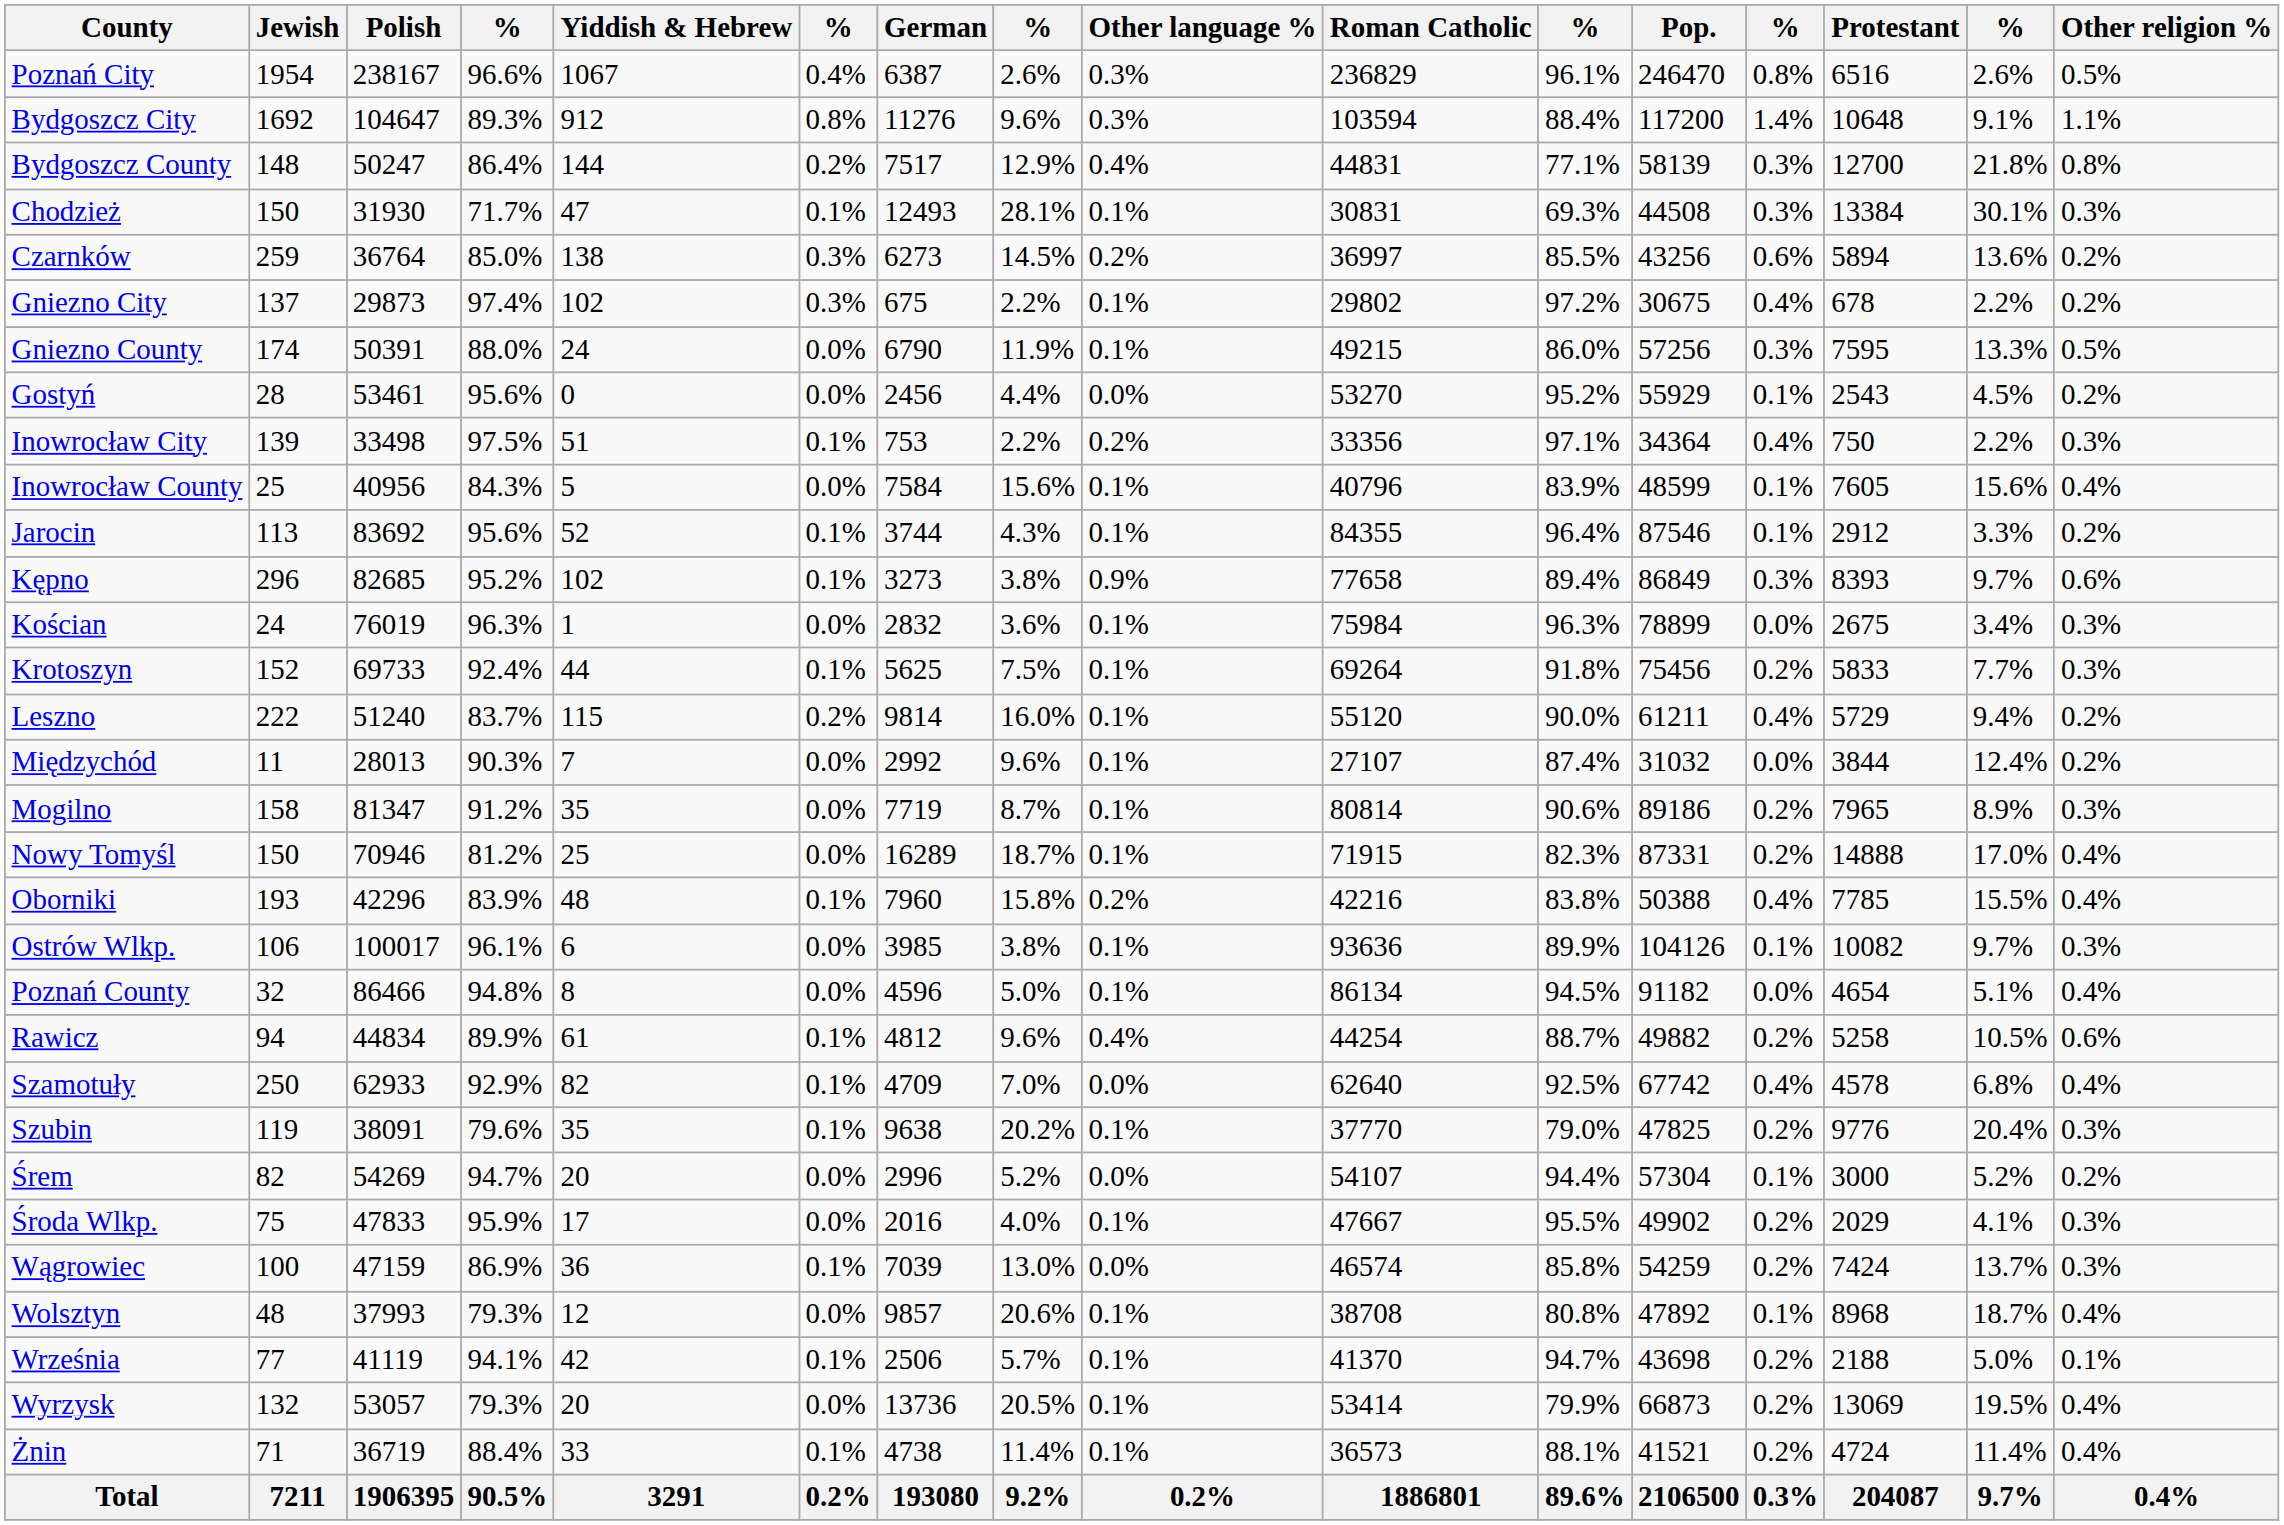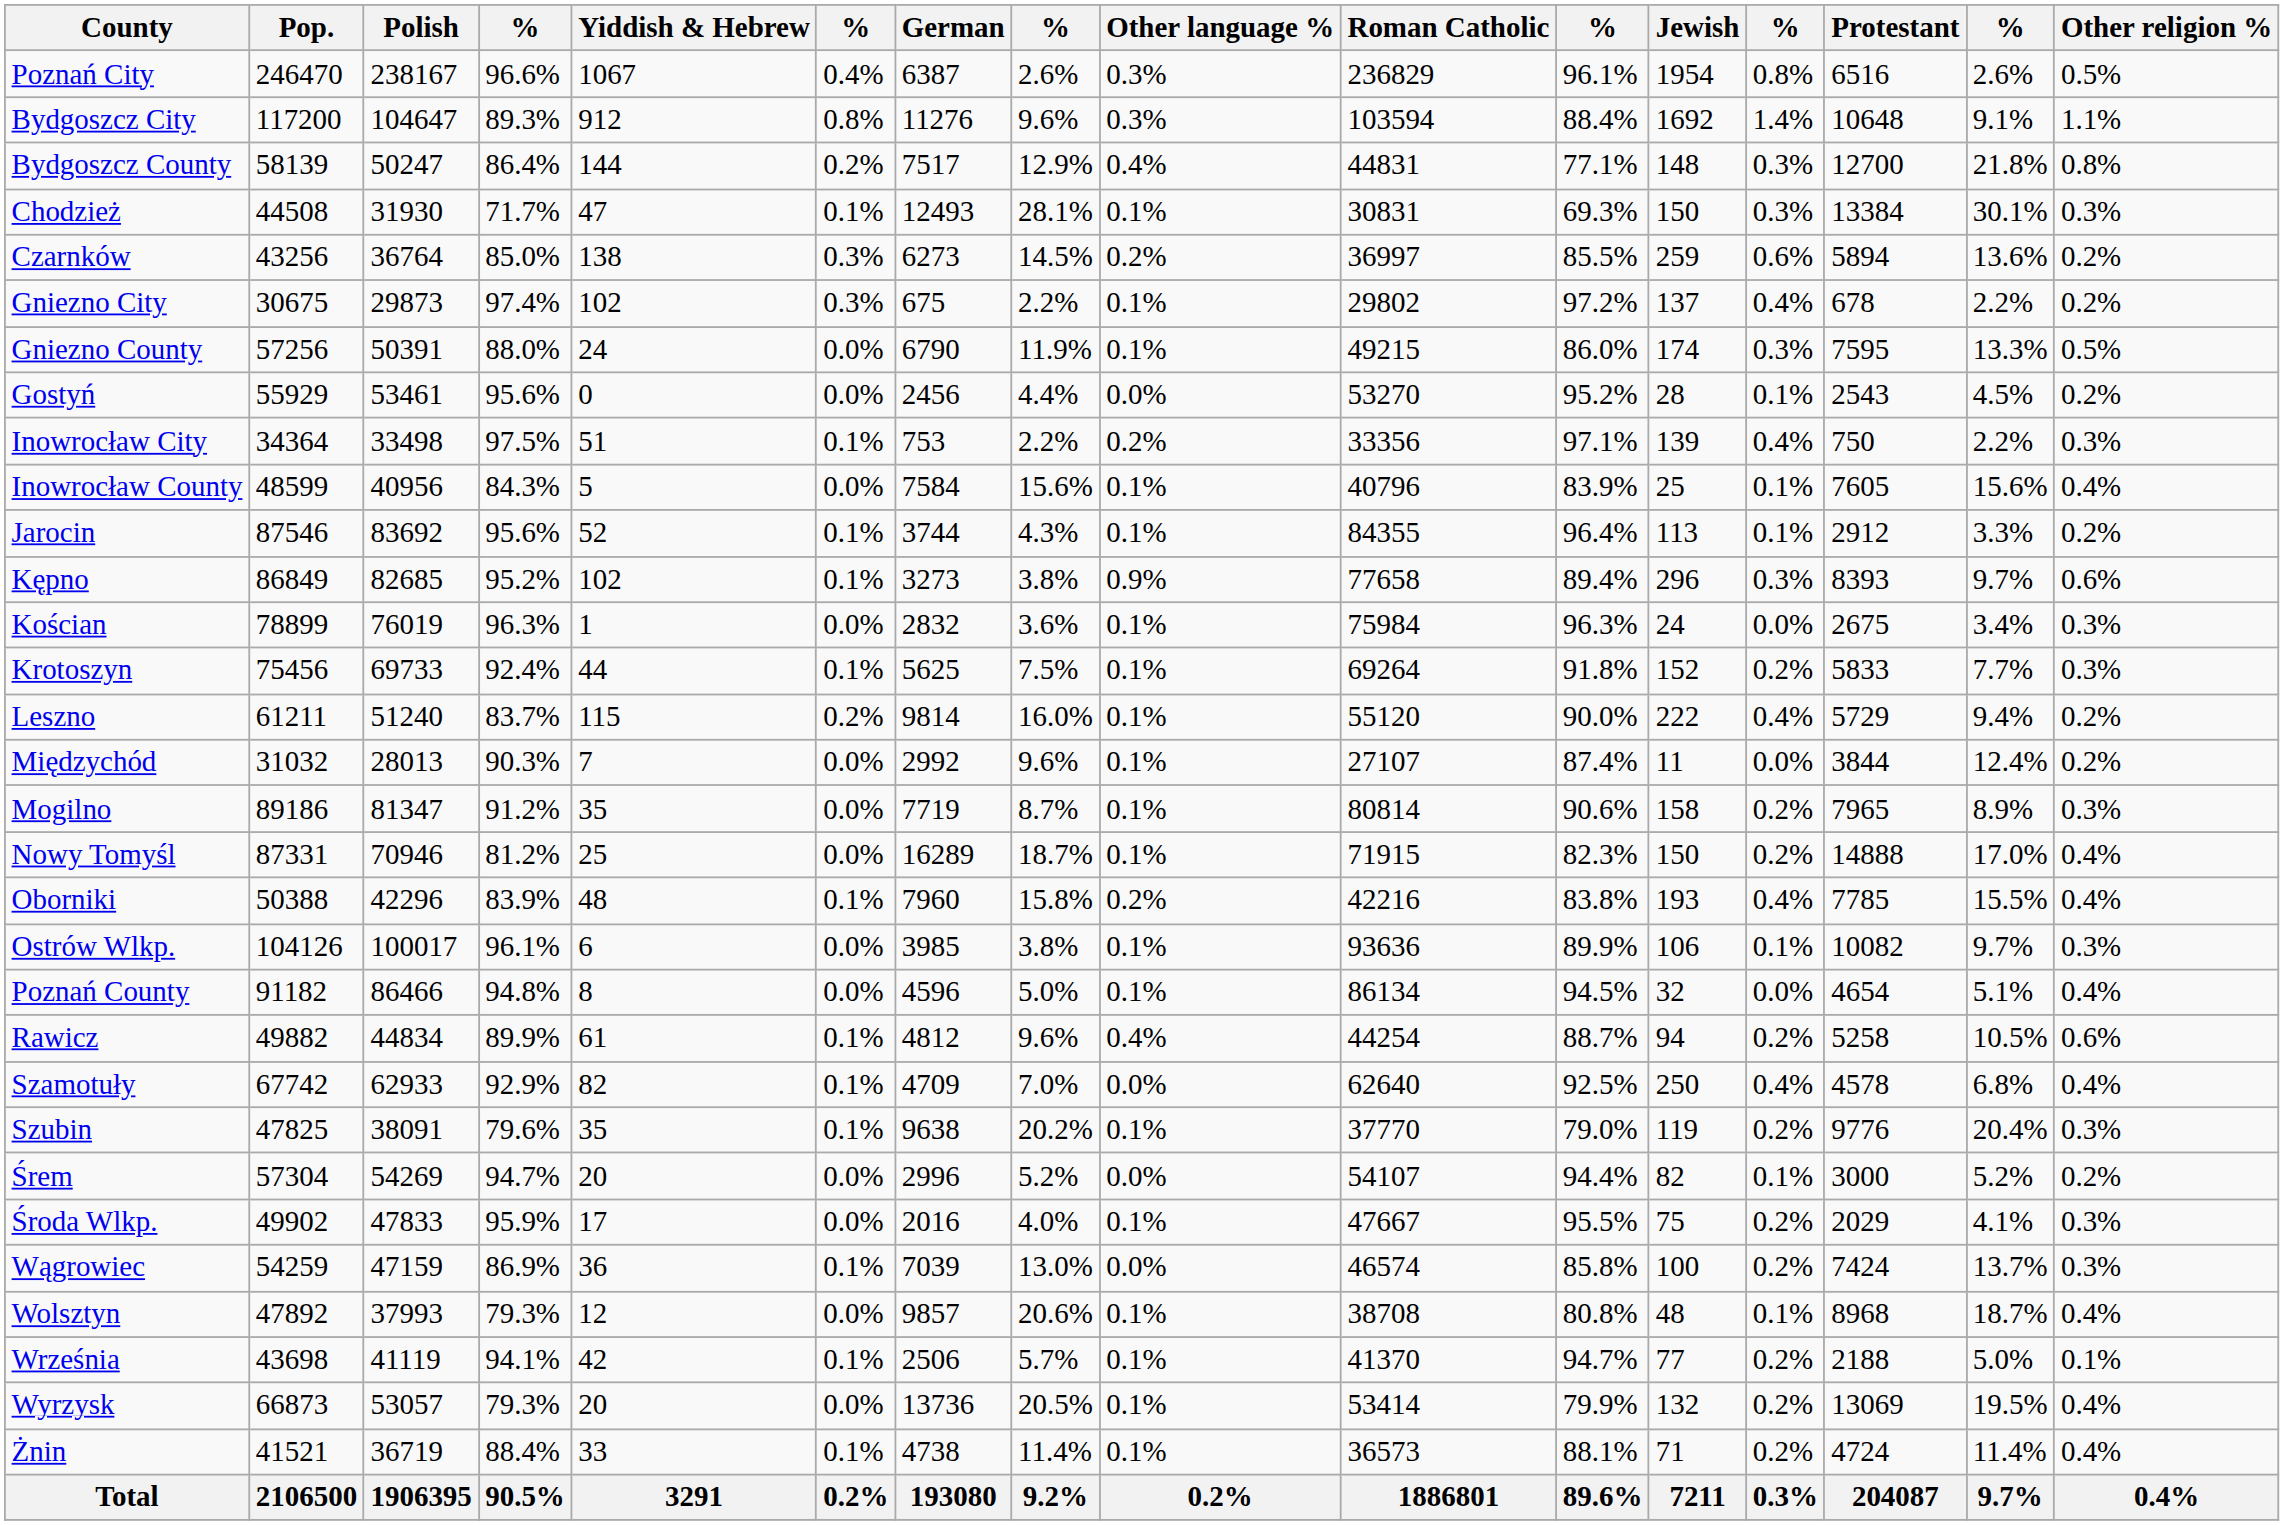columns swapped: (1689, 27) <-> (298, 27)
